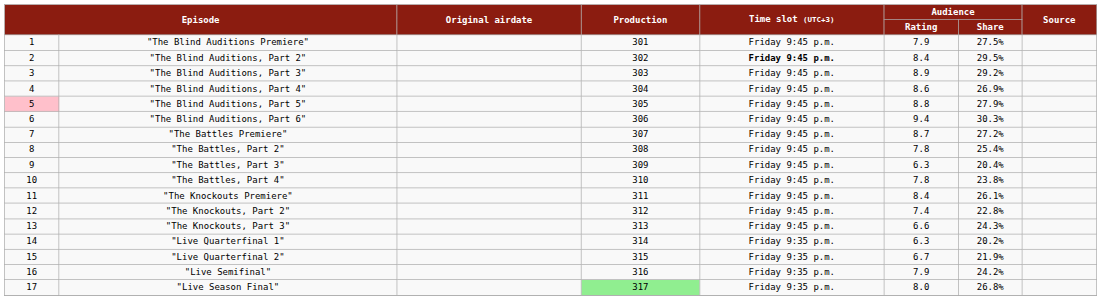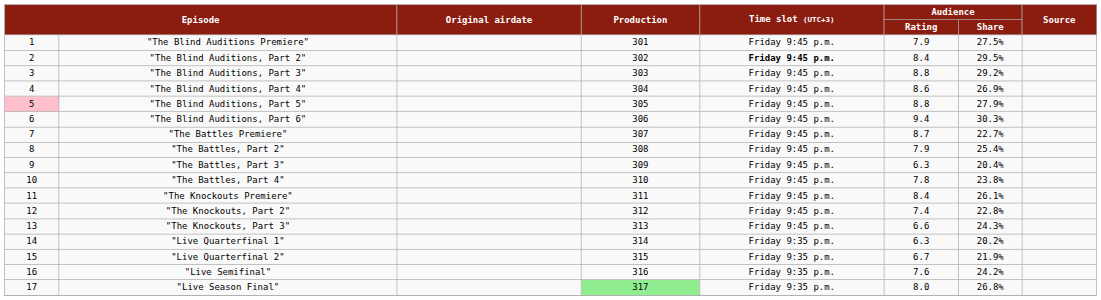(921, 73) 8.9 -> (921, 73) 8.8
(990, 134) 27.2% -> (990, 134) 22.7%
(921, 149) 7.8 -> (921, 149) 7.9
(921, 272) 7.9 -> (921, 272) 7.6
